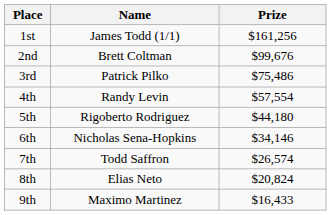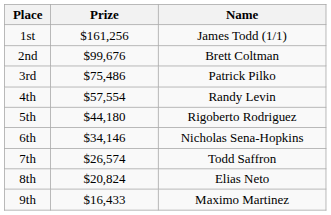columns swapped: (135, 14) <-> (272, 14)
